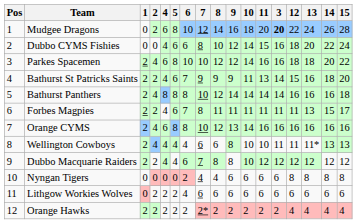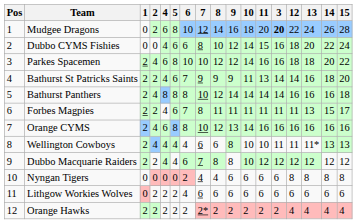(294, 78) 15 -> (294, 78) 14
